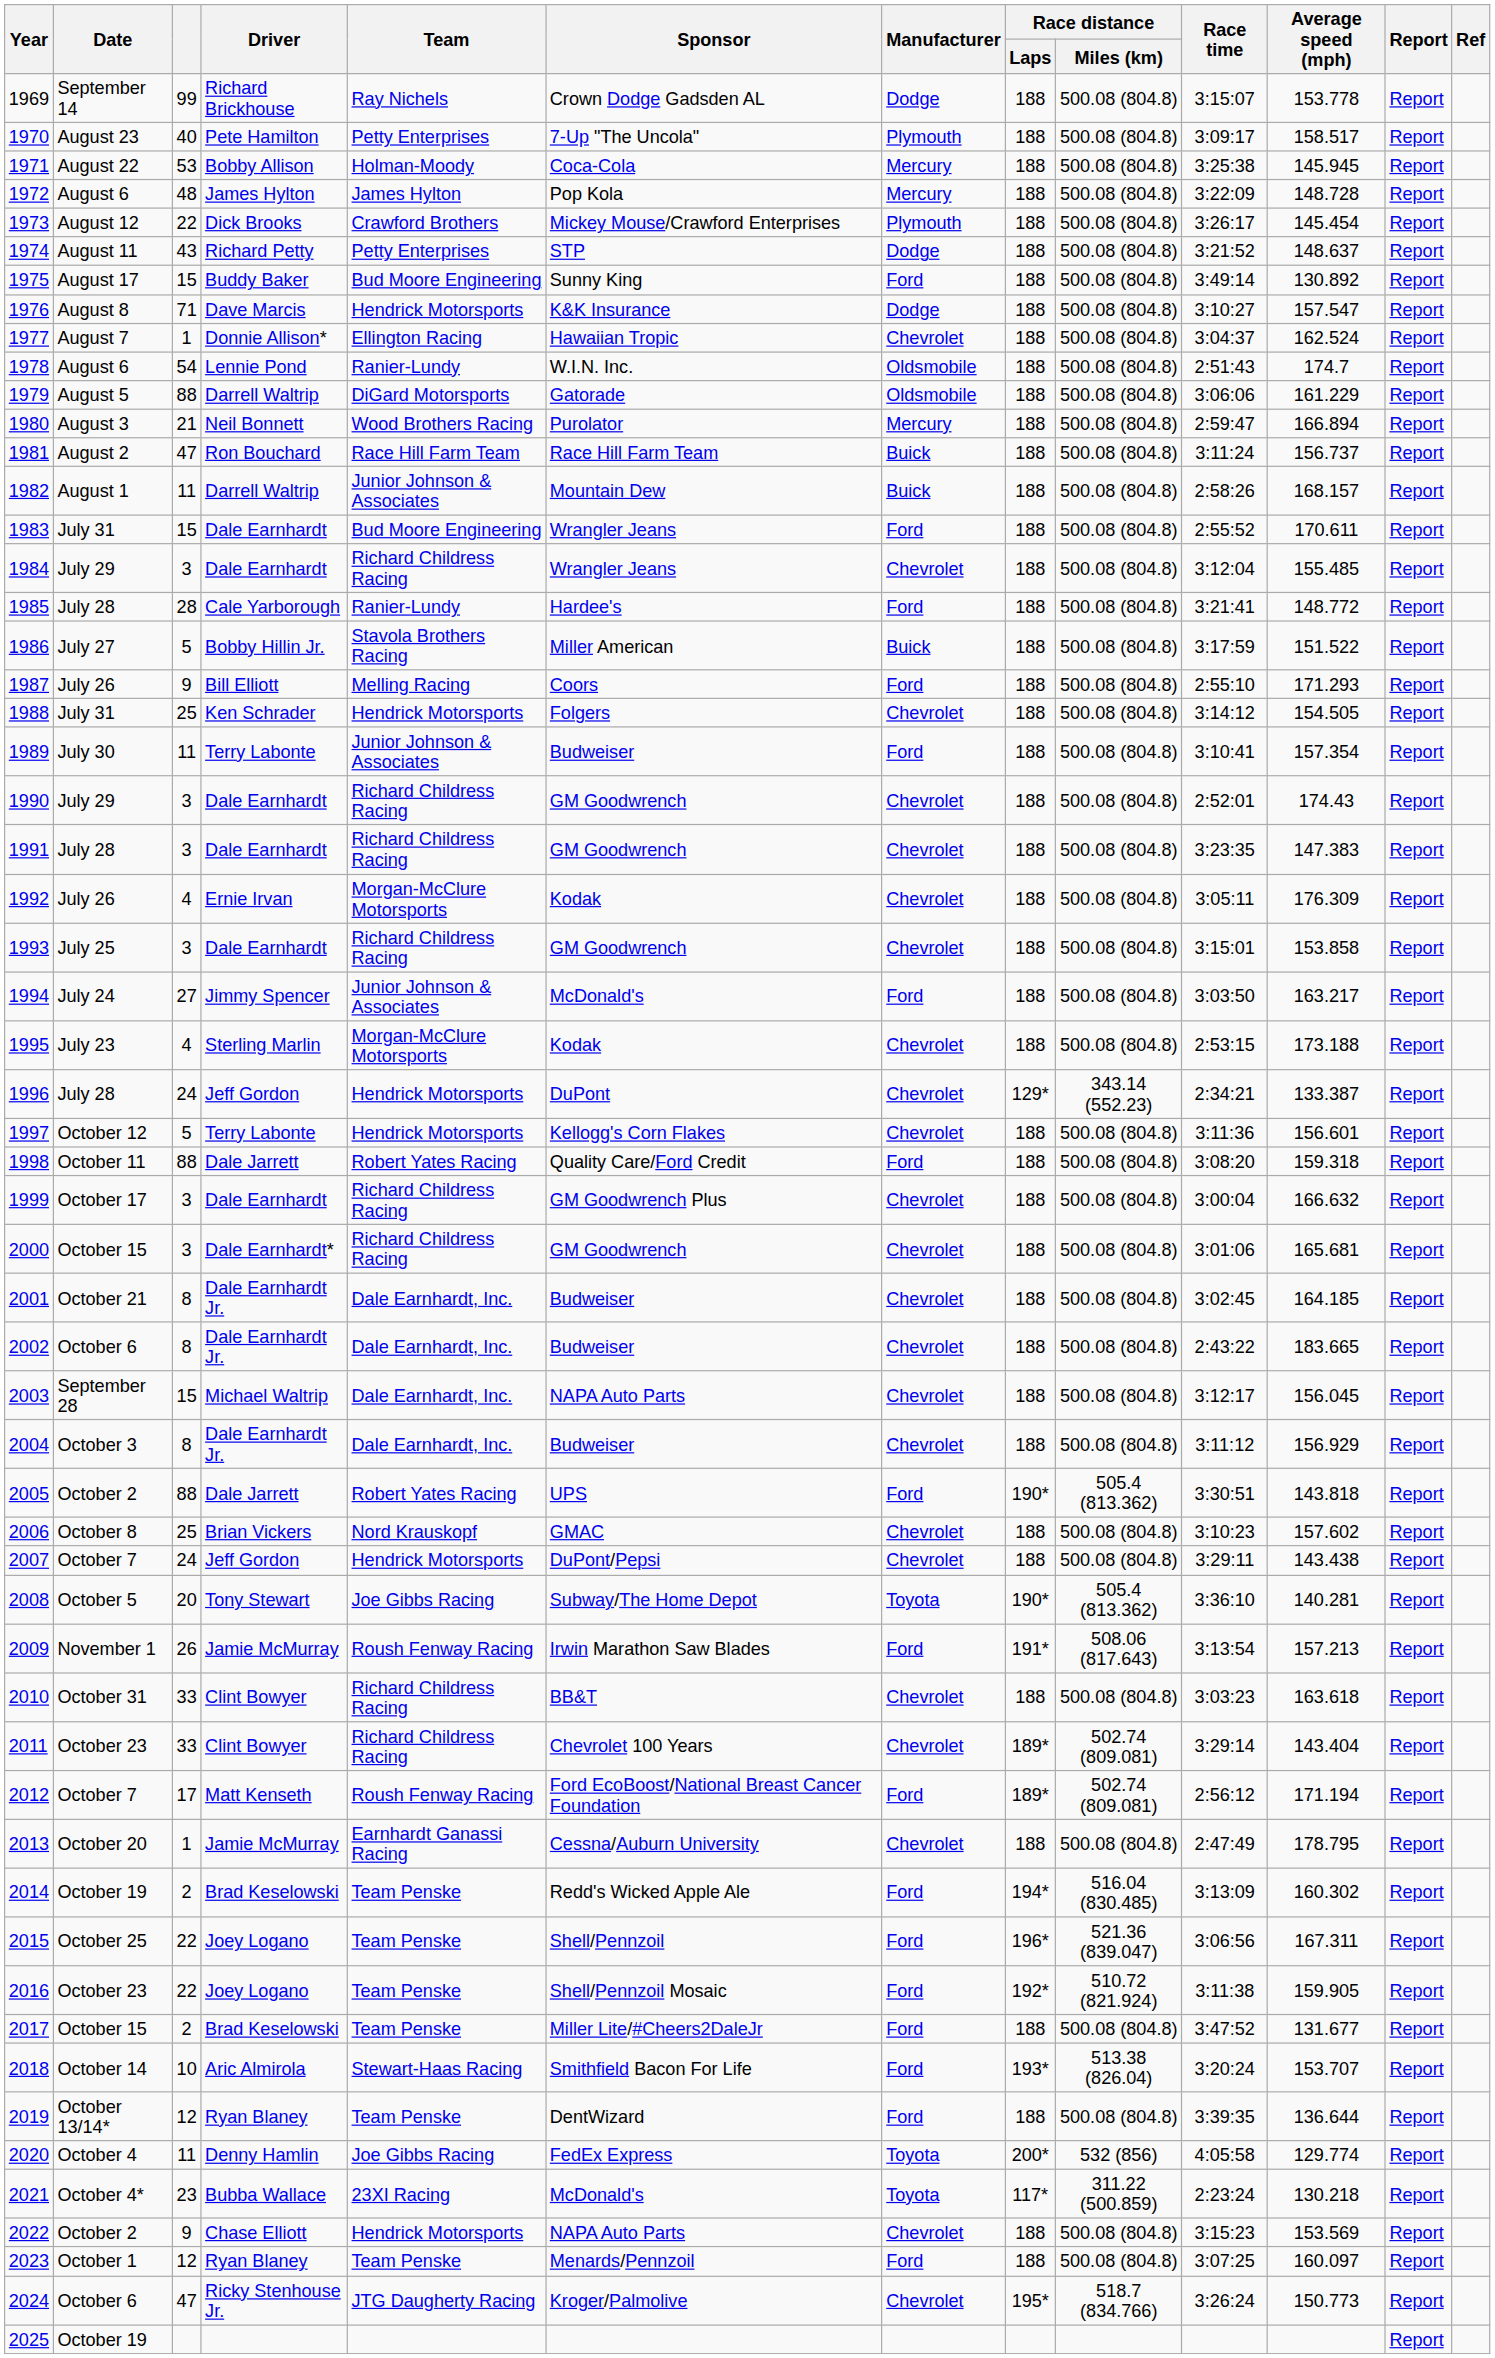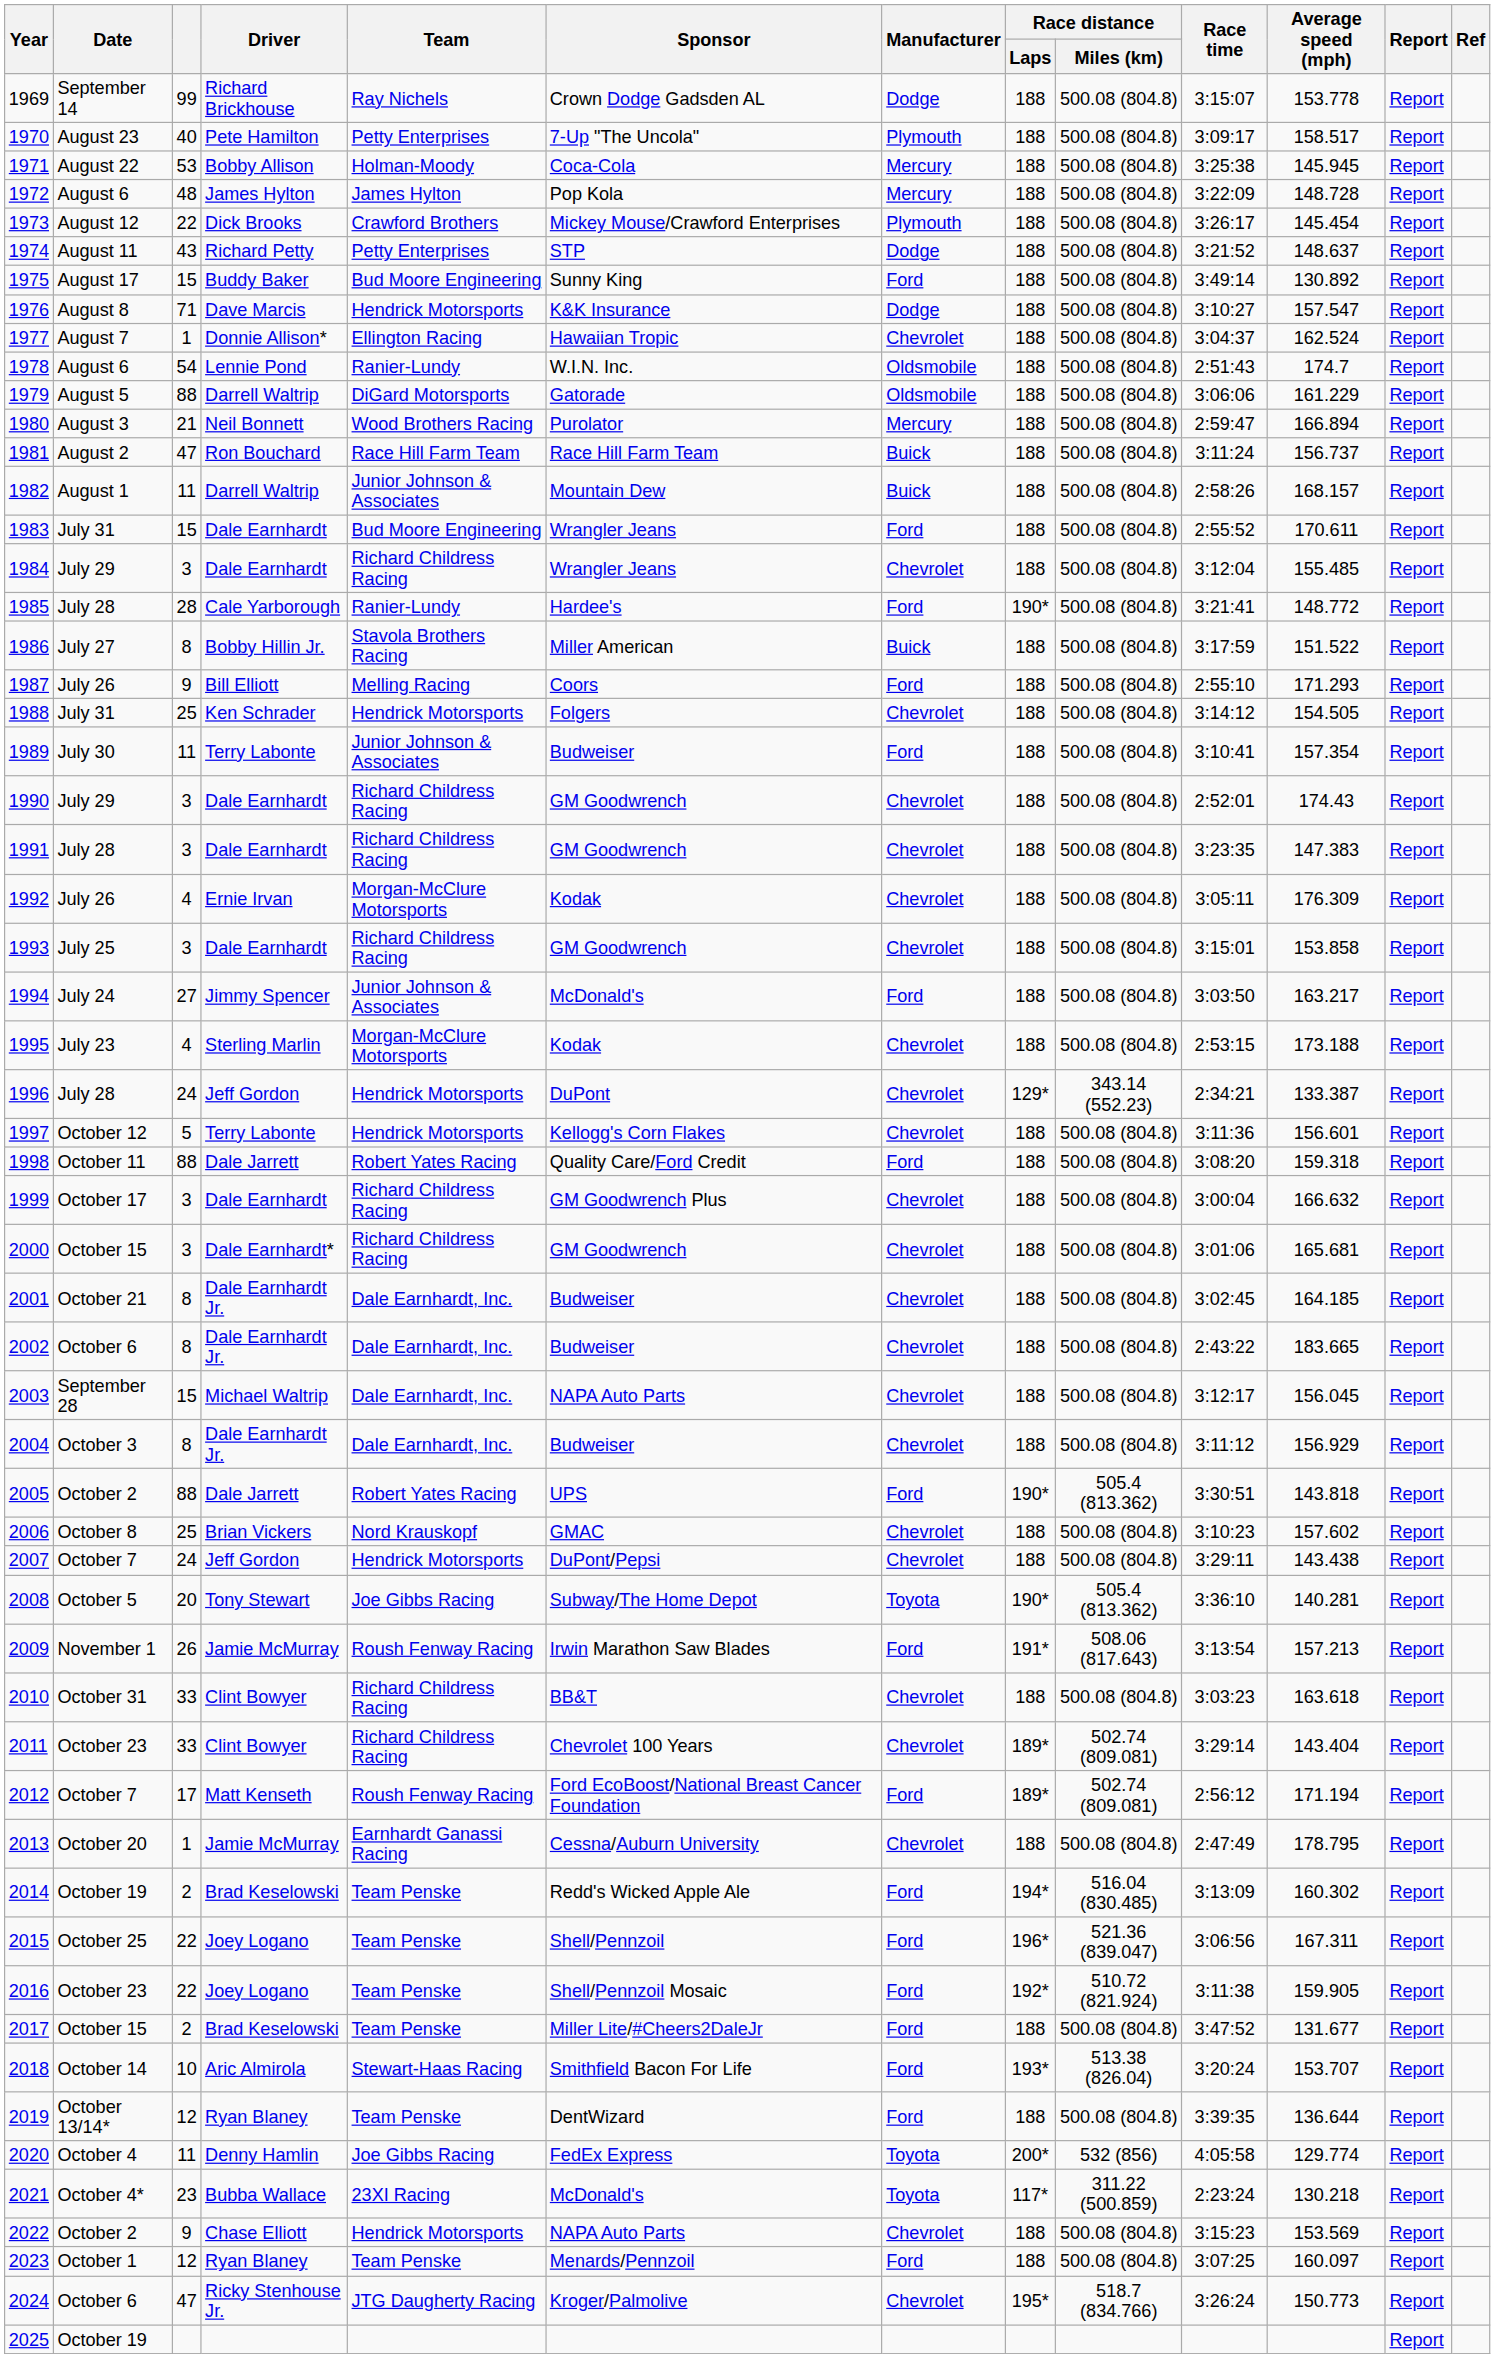(1030, 607) 188 -> (1030, 607) 190*
(187, 646) 5 -> (187, 646) 8
